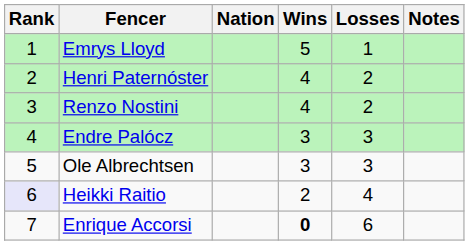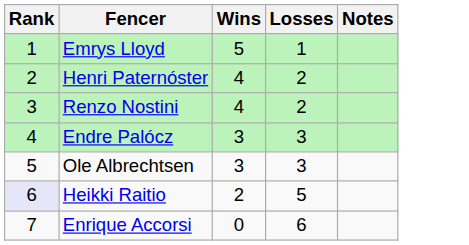- column: (246, 19)
(368, 195) 4 -> (302, 195) 5
(305, 225) bold -> (239, 225) normal
